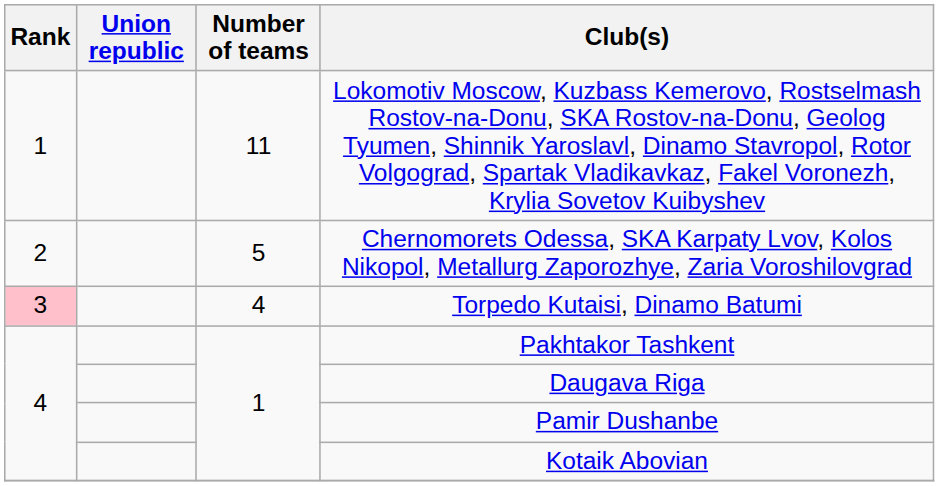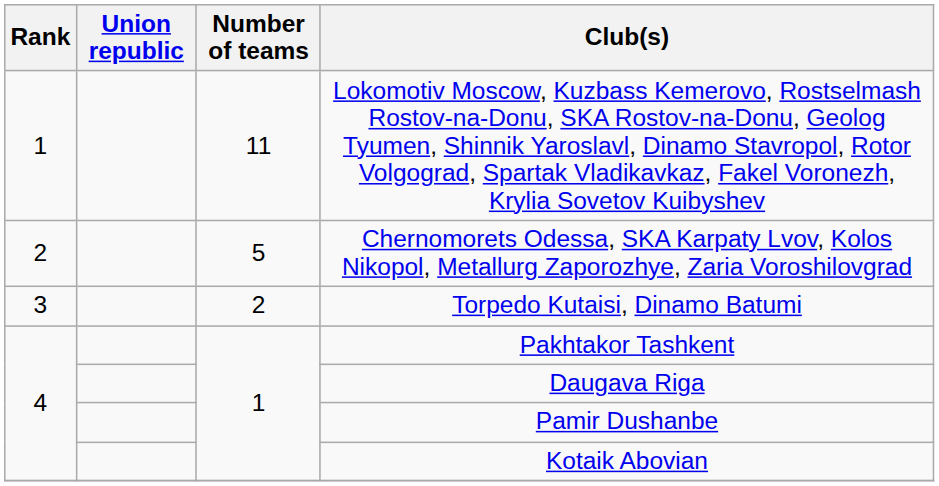(40, 305) pink background -> (40, 305) no background
(259, 305) 4 -> (259, 305) 2
